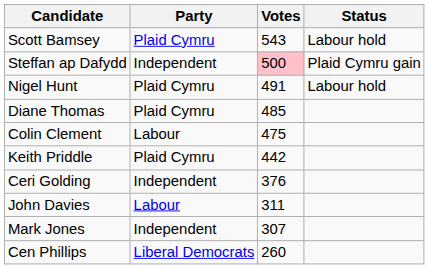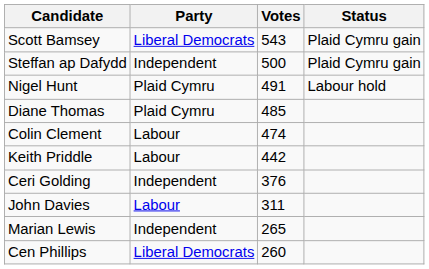(174, 39) Plaid Cymru -> (194, 39) Liberal Democrats
(347, 39) Labour hold -> (364, 39) Plaid Cymru gain
(274, 63) pink background -> (274, 63) no background
(274, 134) 475 -> (274, 134) 474
(174, 157) Plaid Cymru -> (157, 157) Labour
- row: (46, 228)
+ row: (52, 228)
